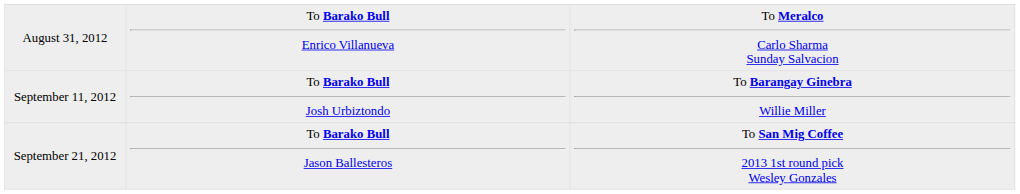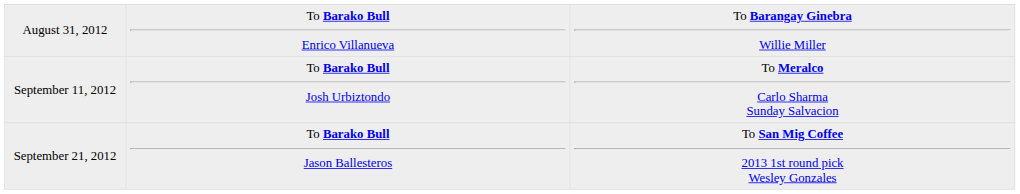(793, 37) To Meralco Carlo Sharma Sunday Salvacion -> (793, 30) To Barangay Ginebra Willie Miller
(793, 96) To Barangay Ginebra Willie Miller -> (793, 89) To Meralco Carlo Sharma Sunday Salvacion
